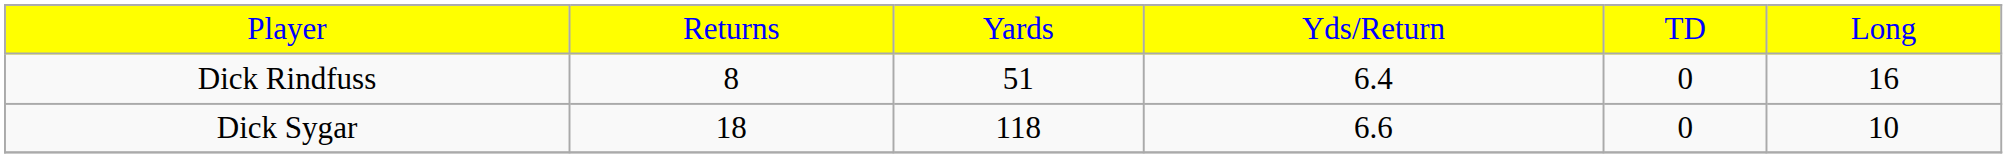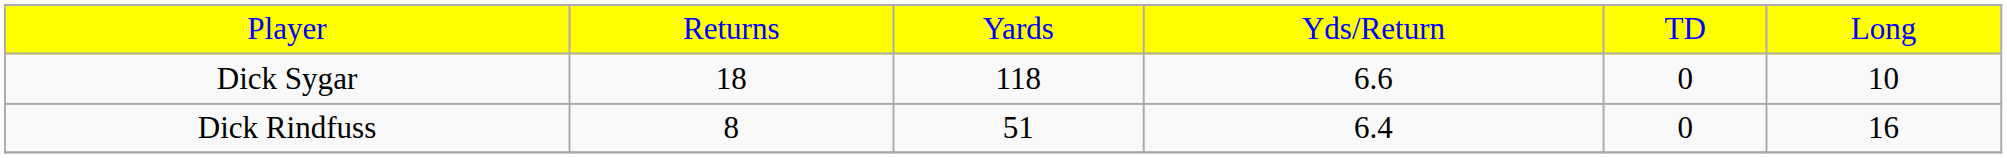rows swapped: (287, 127) <-> (287, 78)
